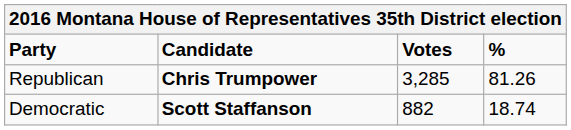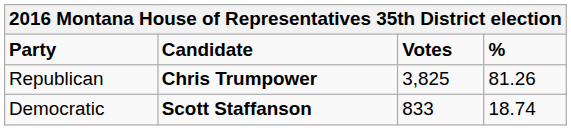(426, 79) 3,285 -> (426, 79) 3,825
(418, 109) 882 -> (418, 109) 833
